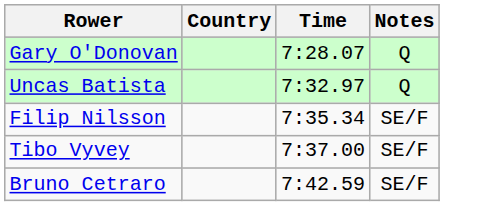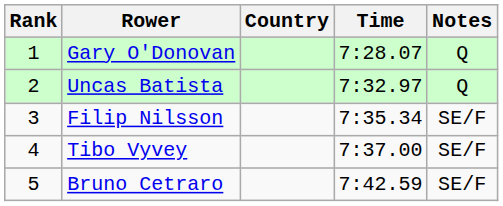+ column: (34, 21)
